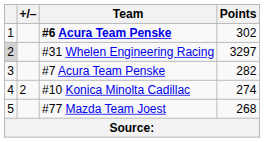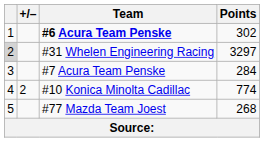(246, 71) 282 -> (246, 71) 284
(246, 90) 274 -> (246, 90) 774
